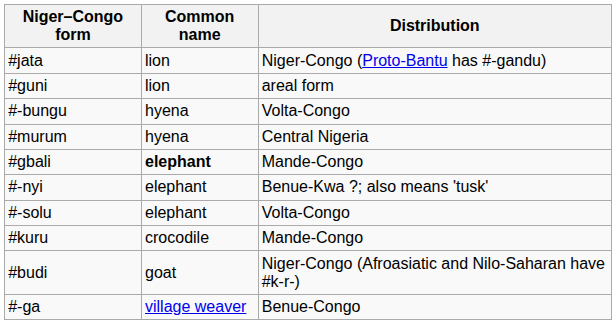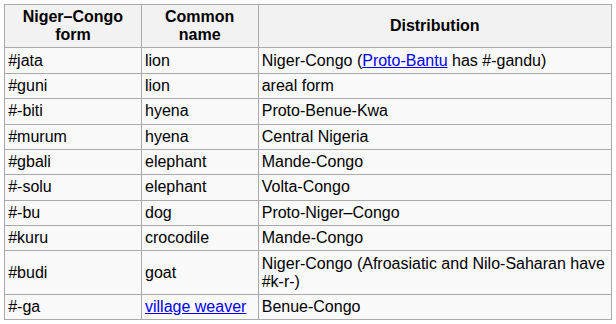- row: (38, 111)
+ row: (26, 111)
(178, 162) bold -> (176, 162) normal
- row: (26, 187)
+ row: (24, 212)
